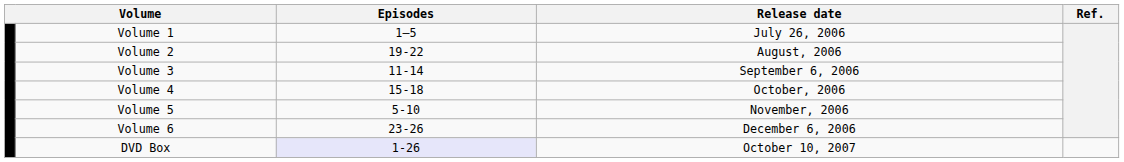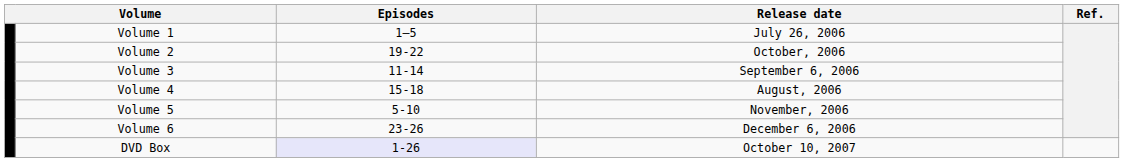(799, 52) August, 2006 -> (799, 52) October, 2006
(799, 90) October, 2006 -> (799, 90) August, 2006
